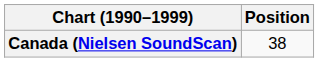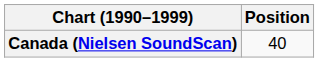(277, 43) 38 -> (277, 43) 40
